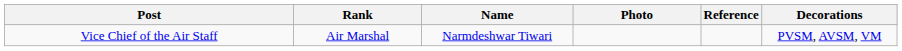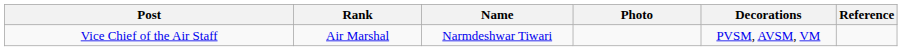columns swapped: (830, 14) <-> (731, 14)
